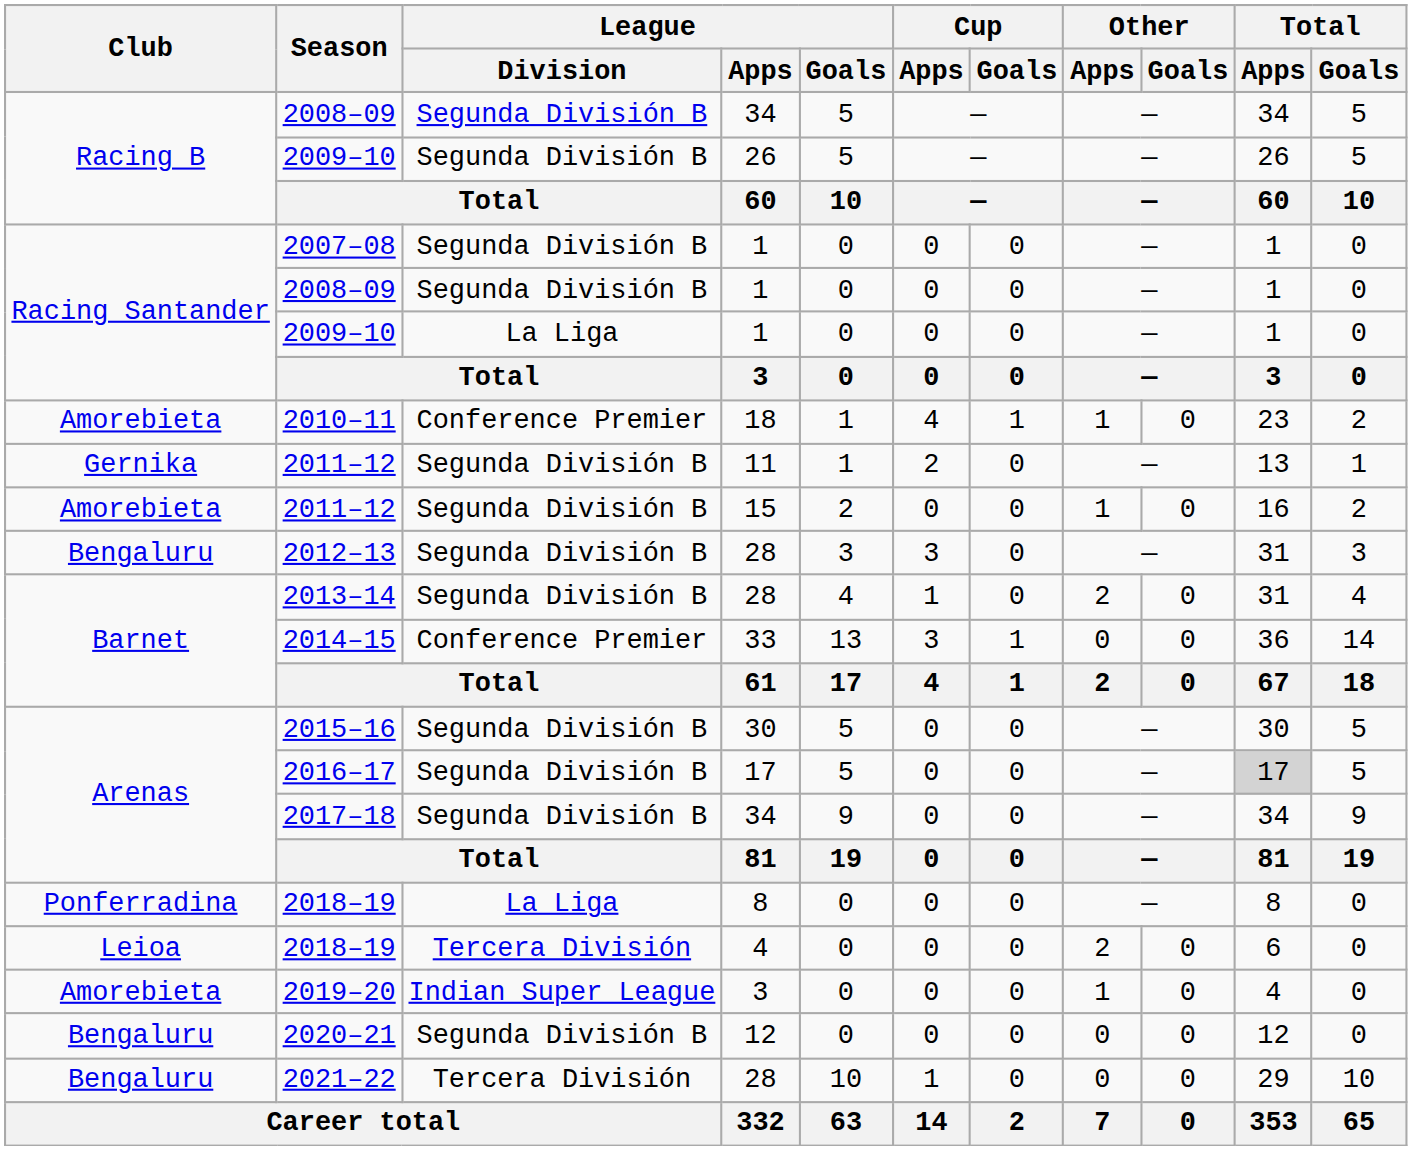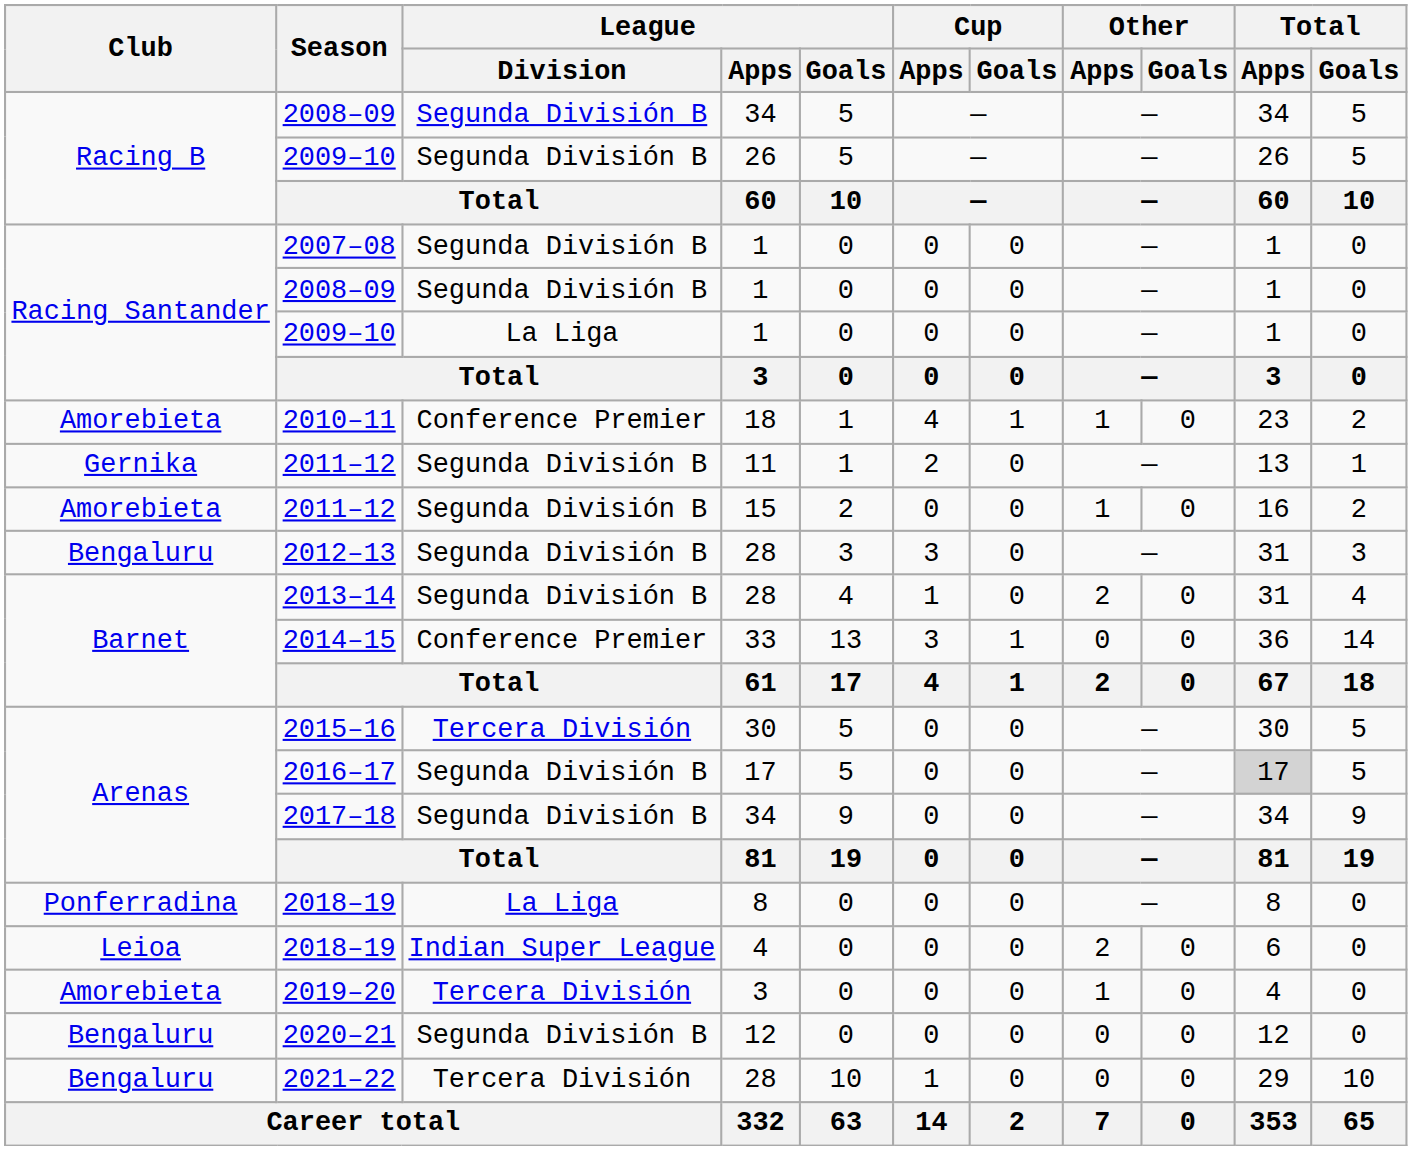(562, 729) Segunda División B -> (562, 729) Tercera División
(562, 948) Tercera División -> (562, 948) Indian Super League
(562, 992) Indian Super League -> (562, 992) Tercera División
